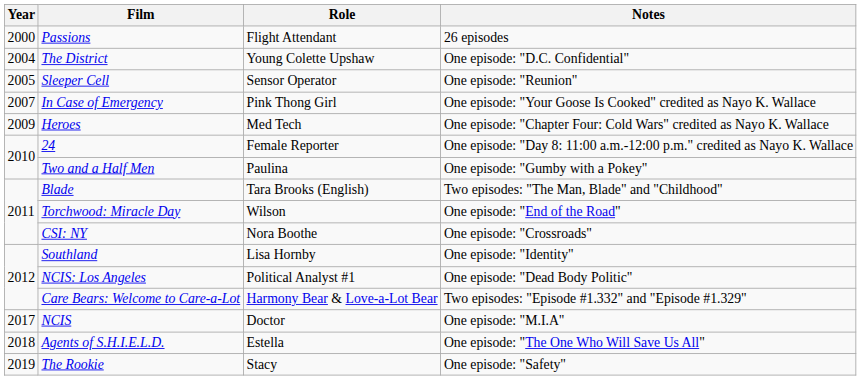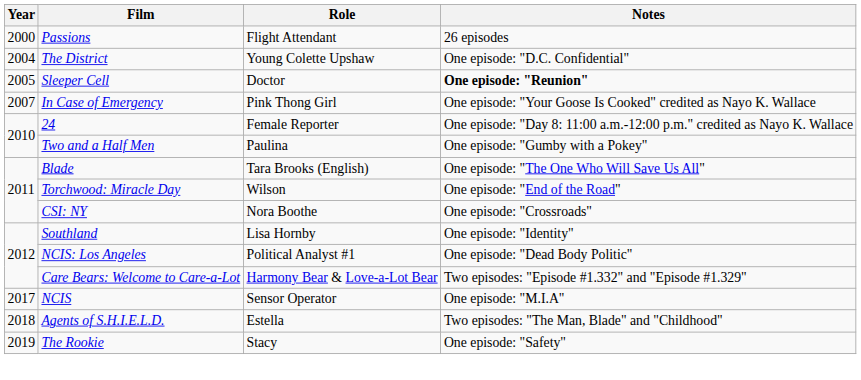(291, 80) Sensor Operator -> (266, 80) Doctor
(511, 80) normal -> (516, 80) bold
- row: (61, 124)
(583, 189) Two episodes: "The Man, Blade" and "Childhood" -> (574, 168) One episode: "The One Who Will Save Us All"
(266, 320) Doctor -> (291, 299) Sensor Operator
(574, 342) One episode: "The One Who Will Save Us All" -> (583, 320) Two episodes: "The Man, Blade" and "Childhood"
